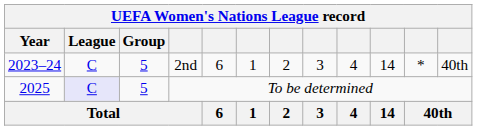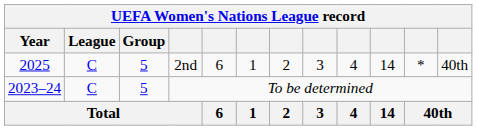(35, 64) 2023–24 -> (35, 64) 2025
(35, 88) 2025 -> (35, 88) 2023–24
(92, 88) lavender background -> (92, 88) no background
